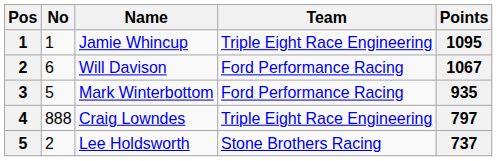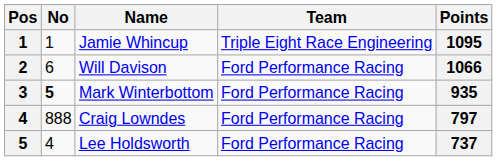(464, 68) 1067 -> (464, 68) 1066
(49, 93) normal -> (49, 93) bold
(327, 118) Triple Eight Race Engineering -> (312, 118) Ford Performance Racing
(49, 144) 2 -> (49, 144) 4
(301, 144) Stone Brothers Racing -> (312, 144) Ford Performance Racing
